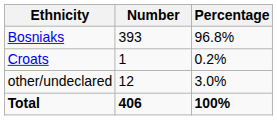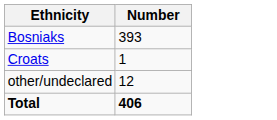- column: (232, 15)
